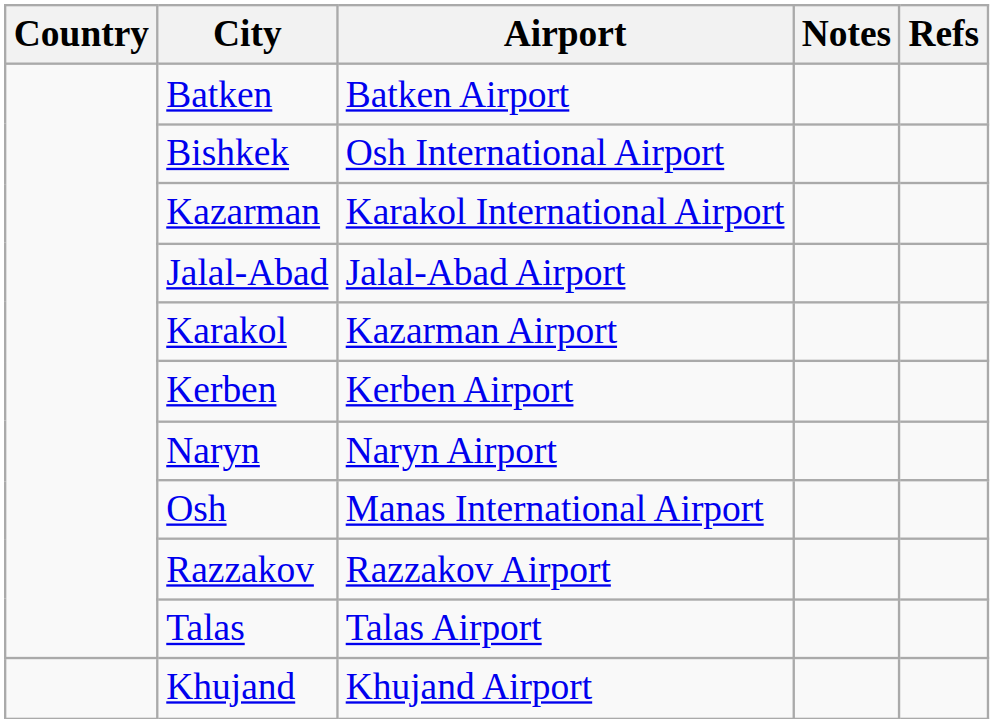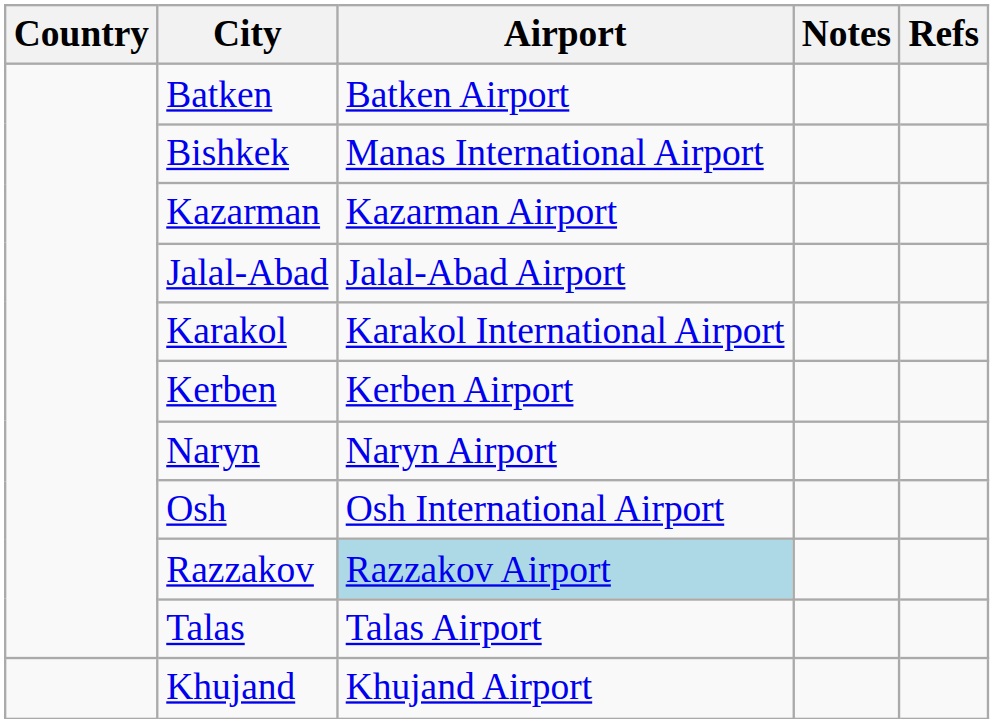(535, 152) Osh International Airport -> (555, 152) Manas International Airport
(565, 212) Karakol International Airport -> (481, 212) Kazarman Airport
(481, 331) Kazarman Airport -> (565, 331) Karakol International Airport
(555, 509) Manas International Airport -> (535, 509) Osh International Airport
(478, 568) no background -> (478, 568) lightblue background
